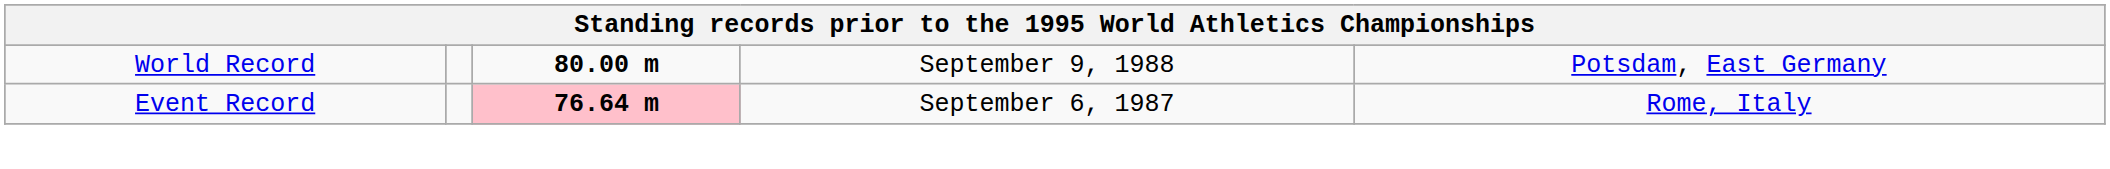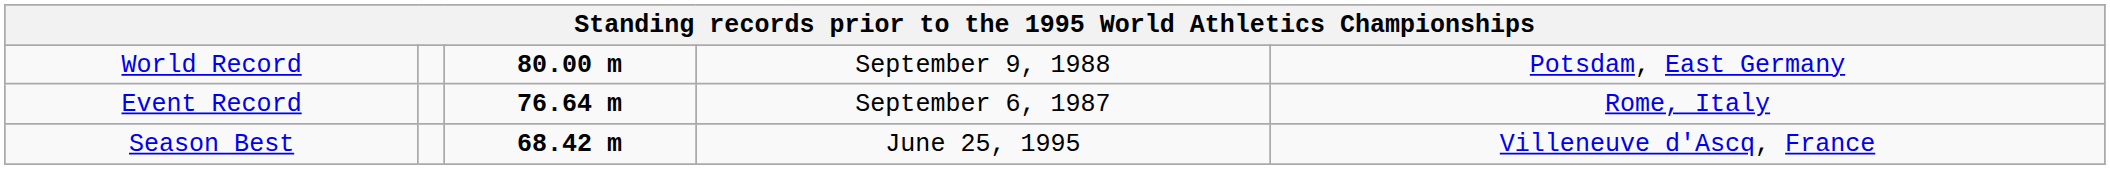(606, 105) pink background -> (570, 105) no background
+ row: (212, 144)
